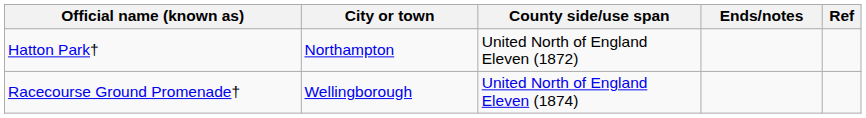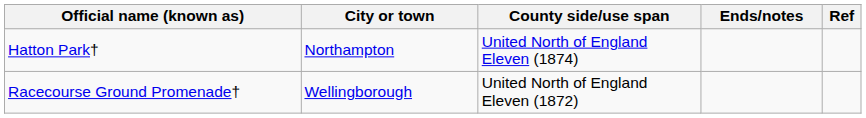(565, 50) United North of England Eleven (1872) -> (565, 50) United North of England Eleven (1874)
(565, 92) United North of England Eleven (1874) -> (565, 92) United North of England Eleven (1872)
